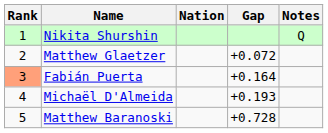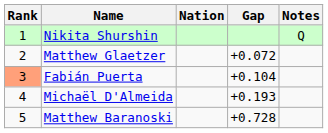(253, 76) +0.164 -> (253, 76) +0.104
